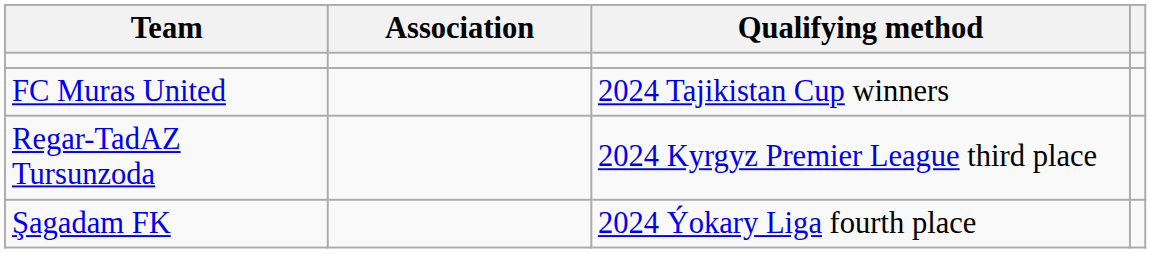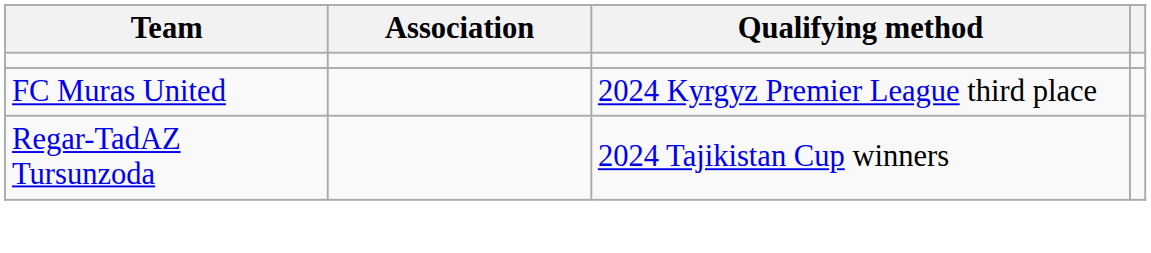(774, 91) 2024 Tajikistan Cup winners -> (848, 91) 2024 Kyrgyz Premier League third place
(848, 156) 2024 Kyrgyz Premier League third place -> (774, 156) 2024 Tajikistan Cup winners
- row: (91, 222)
